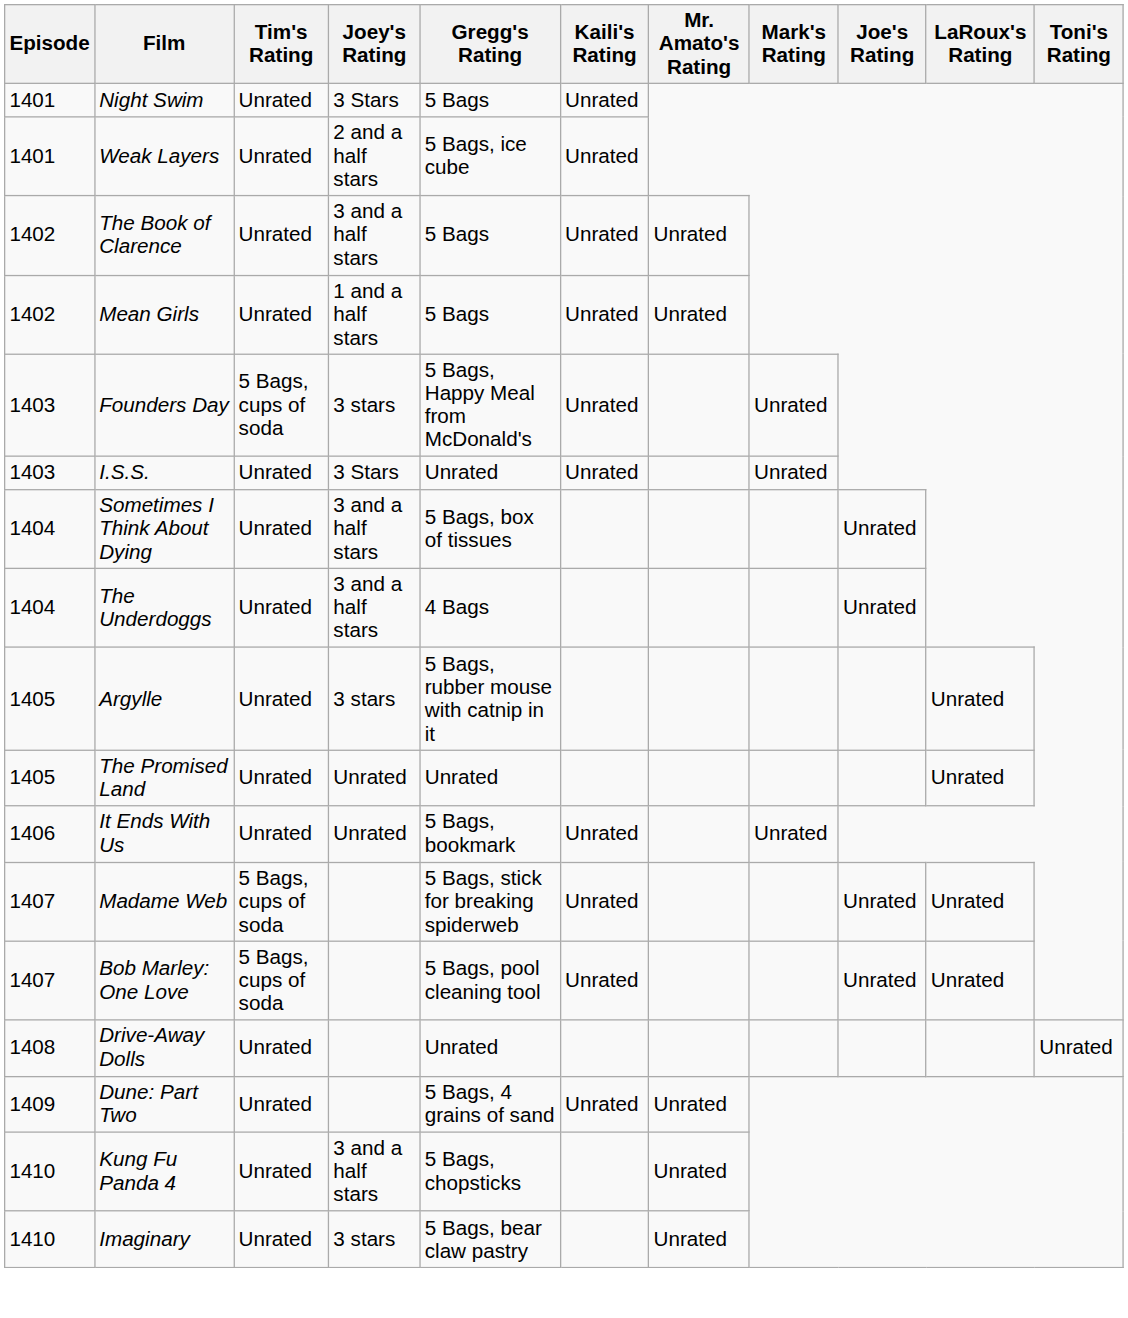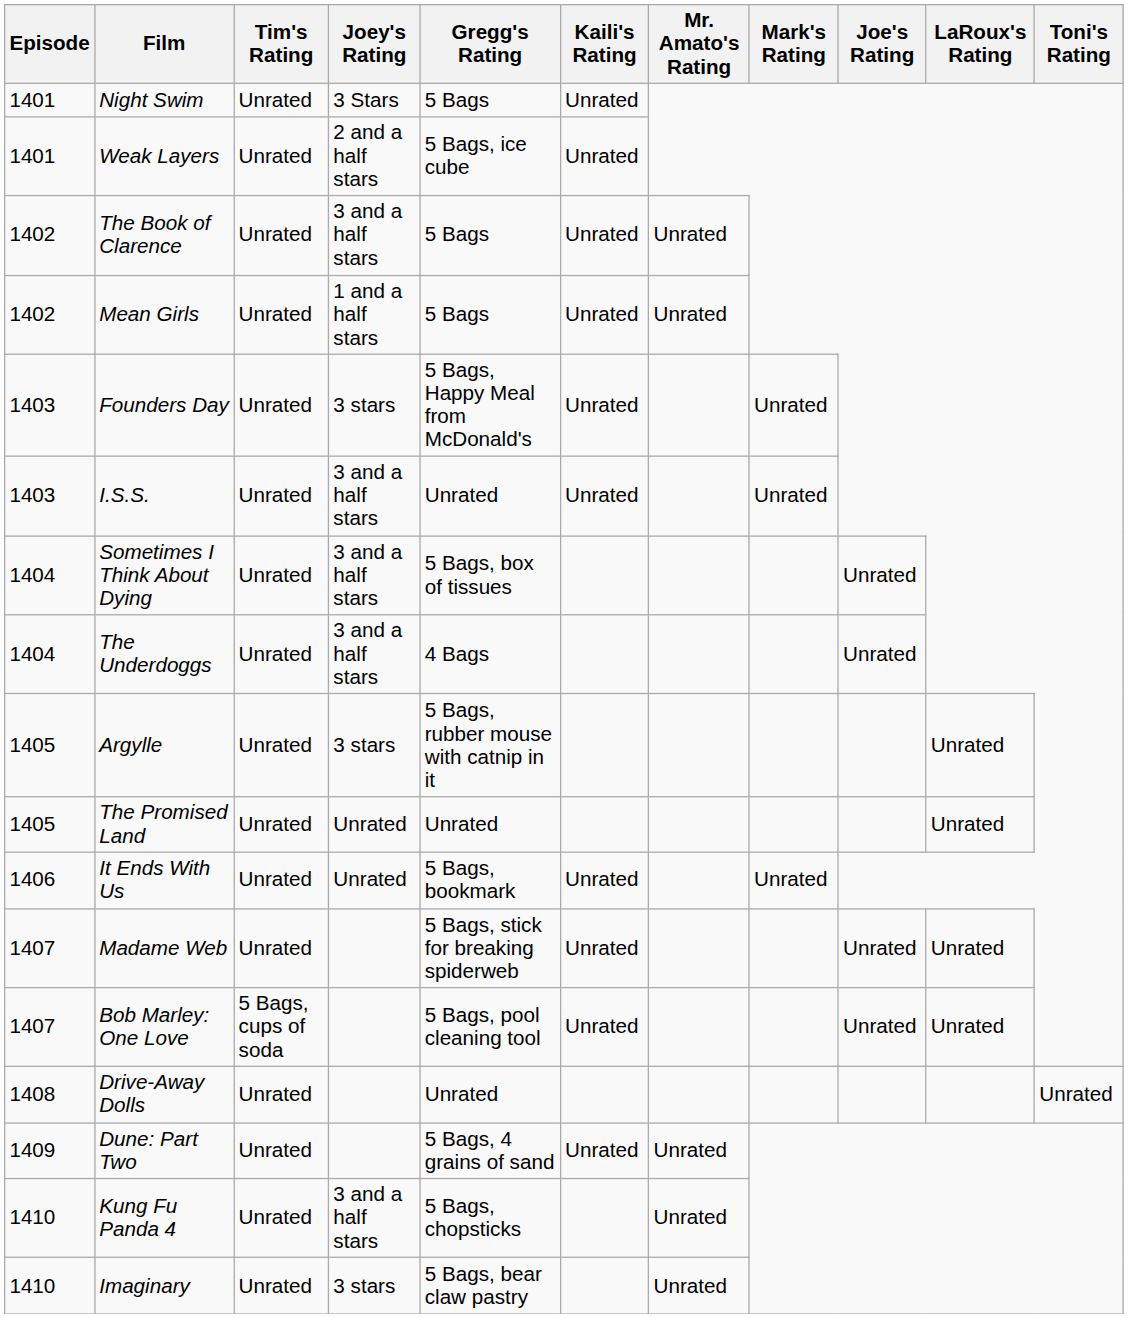(274, 405) 5 Bags, cups of soda -> (275, 405) Unrated
(366, 472) 3 Stars -> (368, 495) 3 and a half stars
(274, 901) 5 Bags, cups of soda -> (275, 947) Unrated
